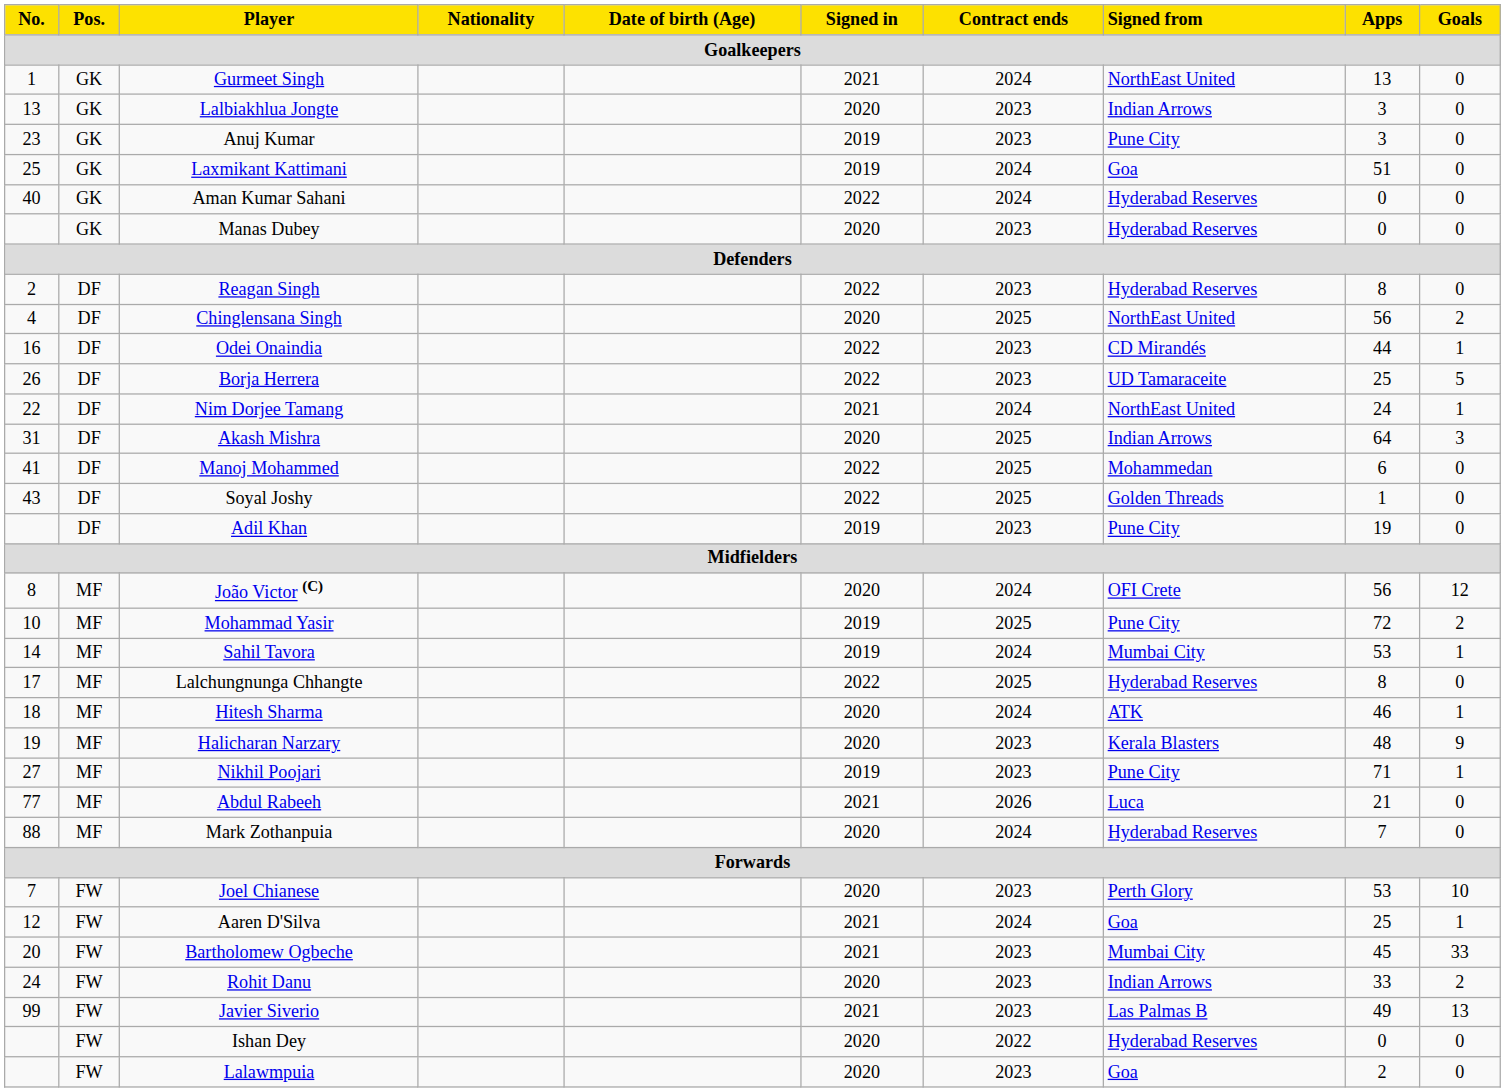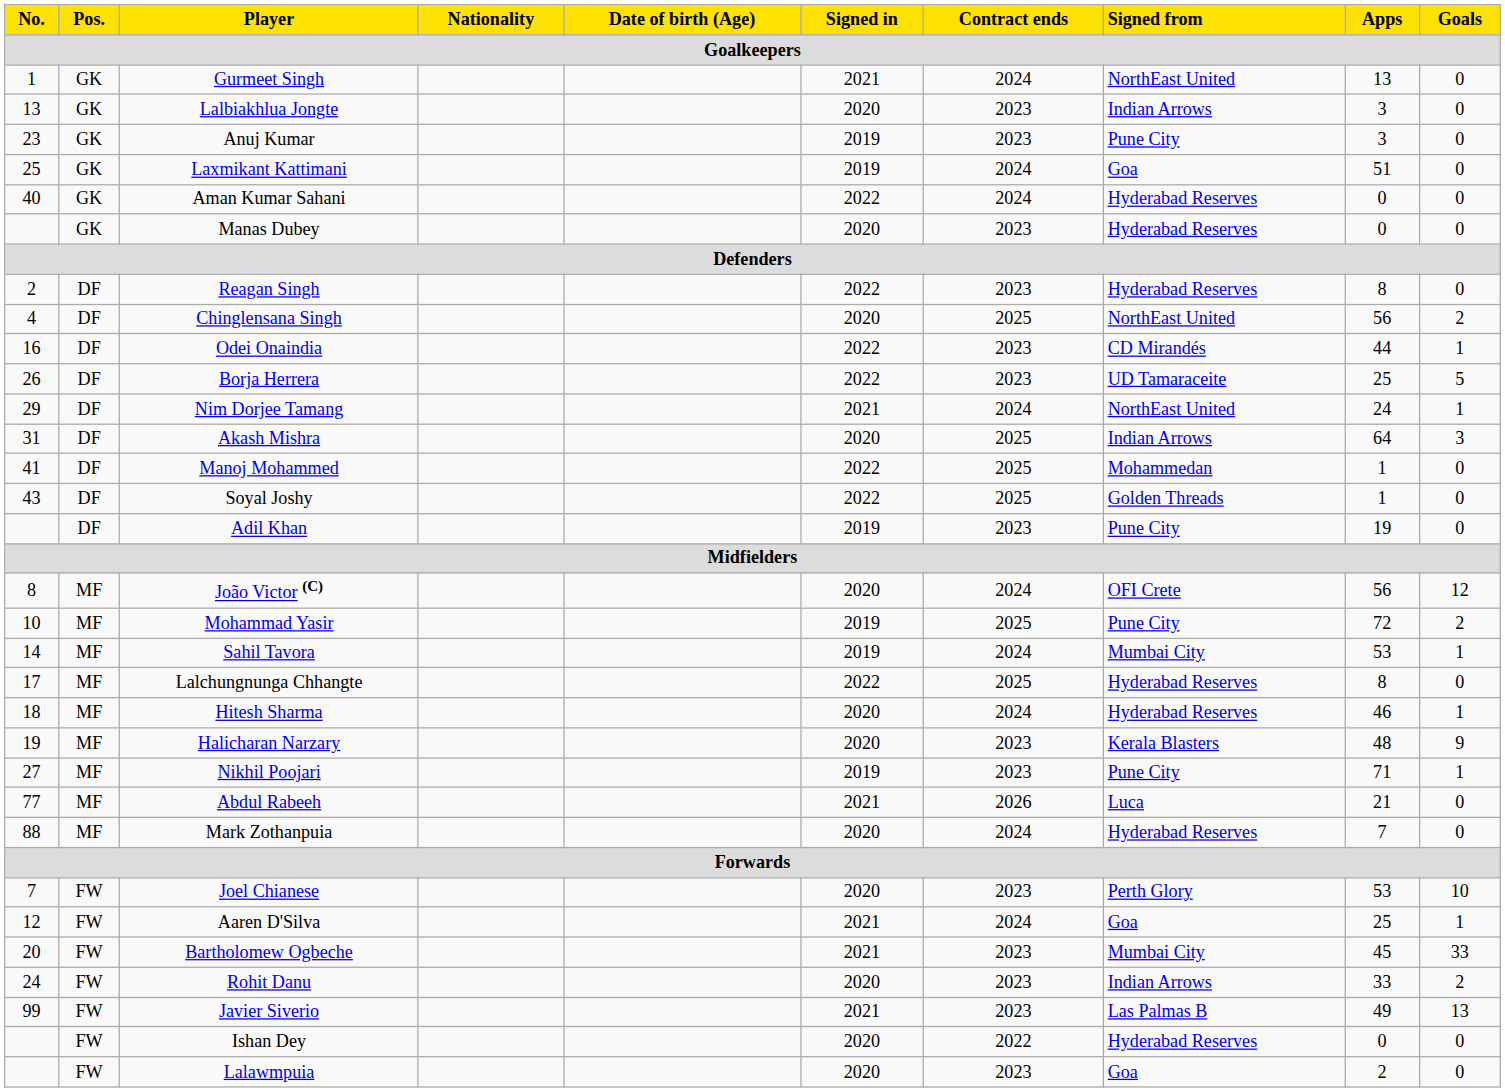(32, 408) 22 -> (32, 408) 29
(1382, 468) 6 -> (1382, 468) 1
(1125, 712) ATK -> (1182, 712) Hyderabad Reserves
